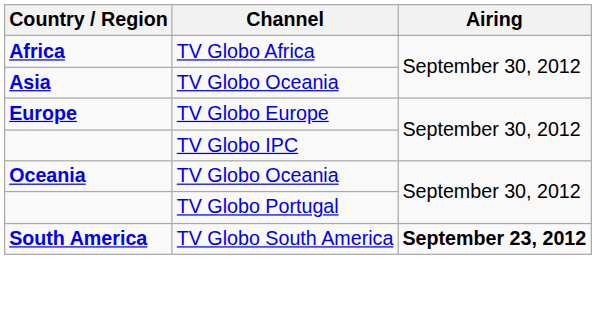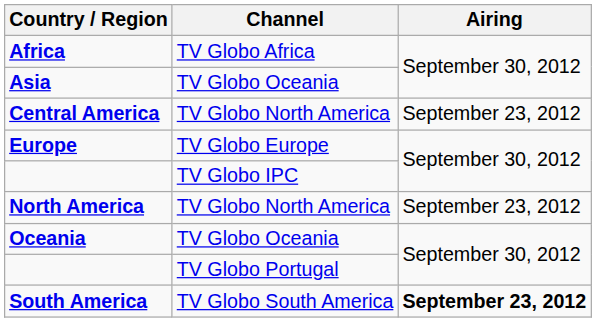+ row: (84, 113)
+ row: (77, 207)
